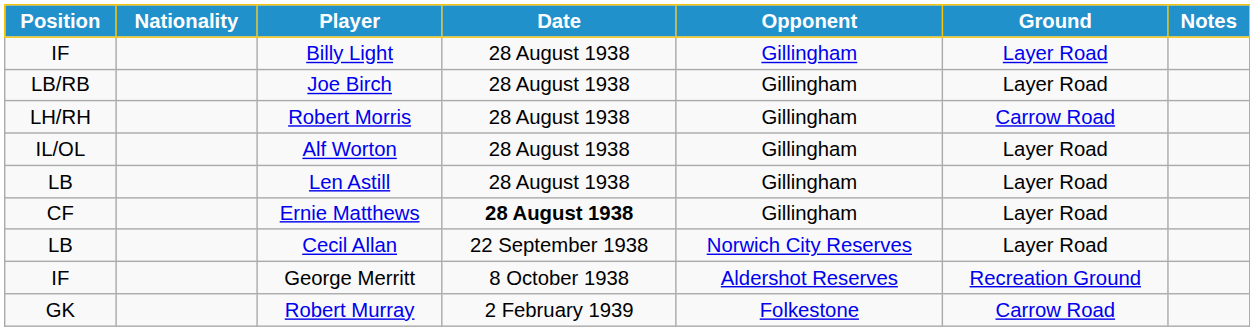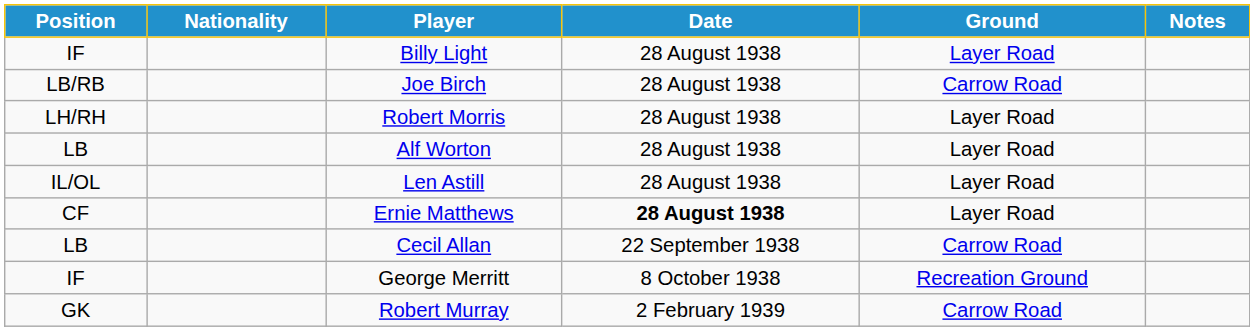- column: (809, 21)
(1055, 85) Layer Road -> (1002, 85) Carrow Road
(1055, 117) Carrow Road -> (1002, 117) Layer Road
(60, 149) IL/OL -> (76, 149) LB
(60, 182) LB -> (76, 182) IL/OL
(1055, 246) Layer Road -> (1002, 246) Carrow Road
